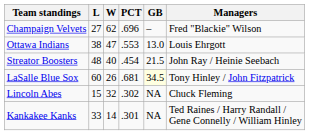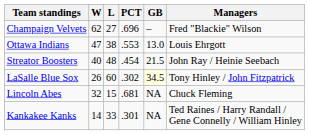columns swapped: (111, 12) <-> (96, 12)
(130, 77) .681 -> (130, 77) .302
(130, 93) .302 -> (130, 93) .681
